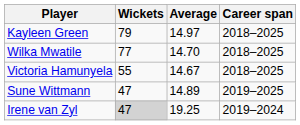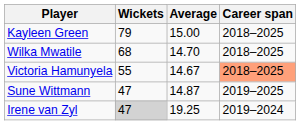(185, 33) 14.97 -> (185, 33) 15.00
(125, 52) 77 -> (125, 52) 68
(253, 71) no background -> (253, 71) lightsalmon background
(185, 91) 14.89 -> (185, 91) 14.87
